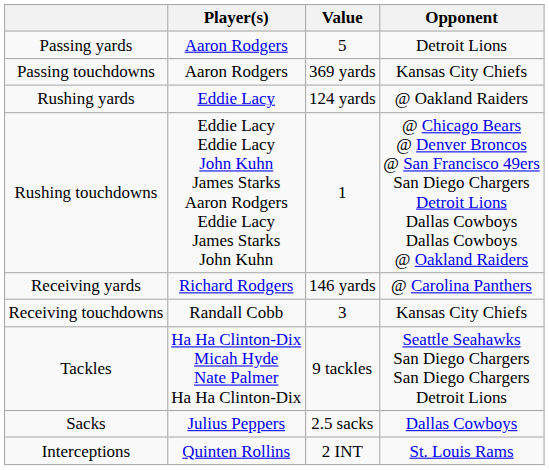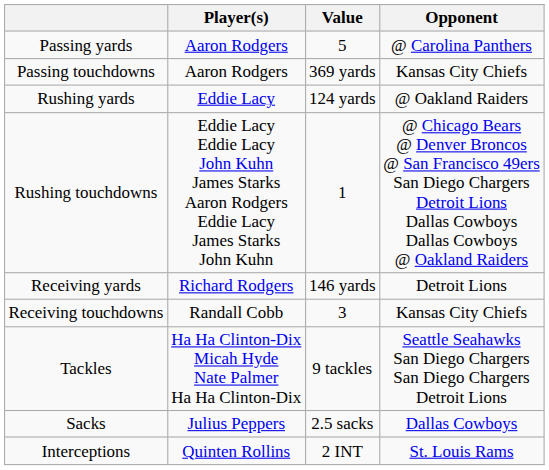(462, 44) Detroit Lions -> (462, 44) @ Carolina Panthers
(462, 285) @ Carolina Panthers -> (462, 285) Detroit Lions
